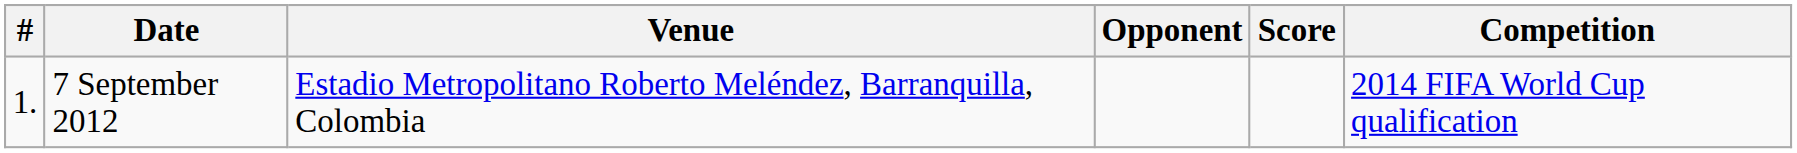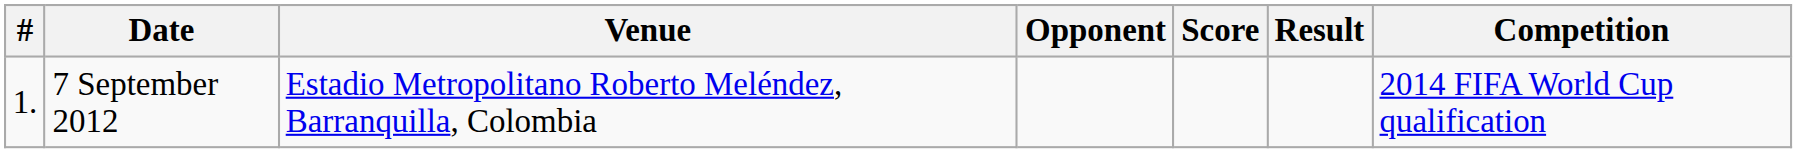+ column: (1319, 30)
